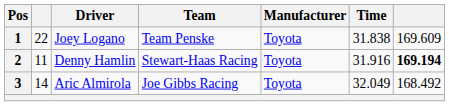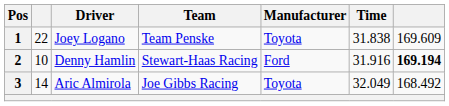(41, 61) 11 -> (41, 61) 10
(283, 61) Toyota -> (277, 61) Ford
